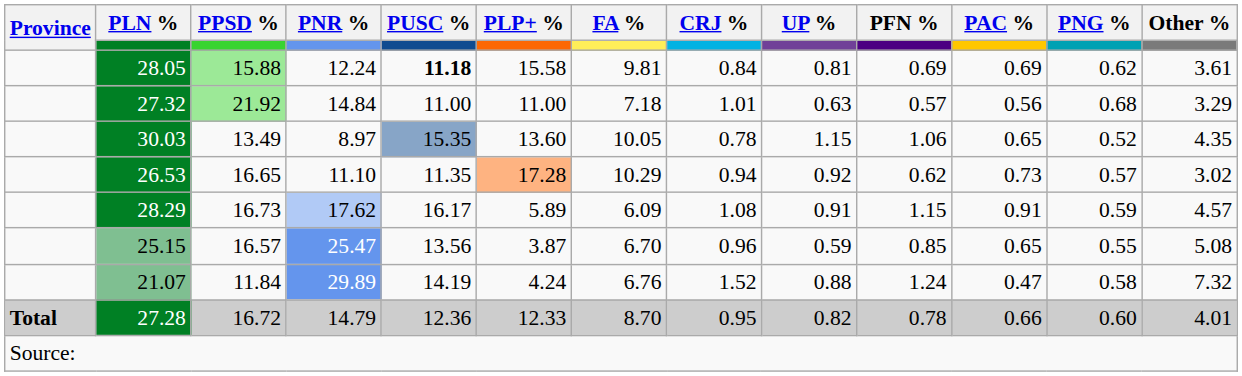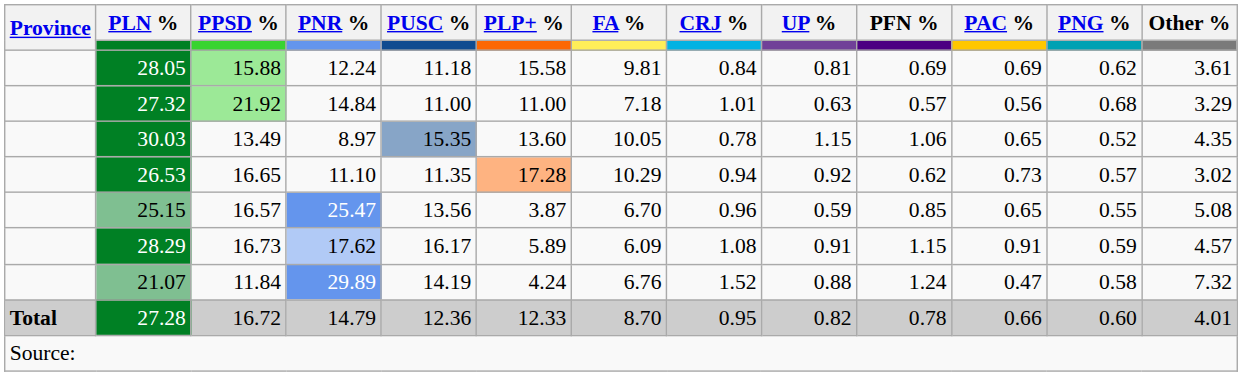(448, 68) bold -> (447, 68) normal
rows swapped: (162, 210) <-> (162, 246)
